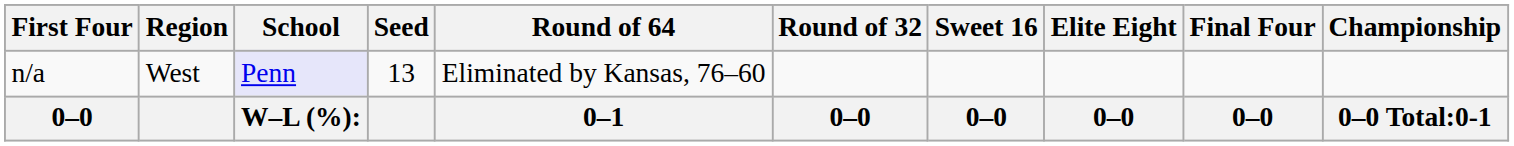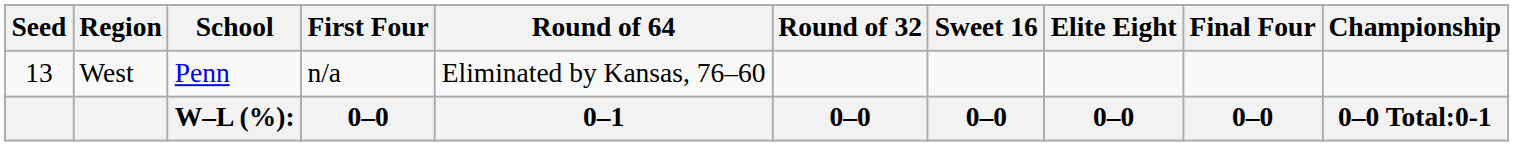columns swapped: (401, 27) <-> (72, 27)
(269, 72) lavender background -> (202, 72) no background
